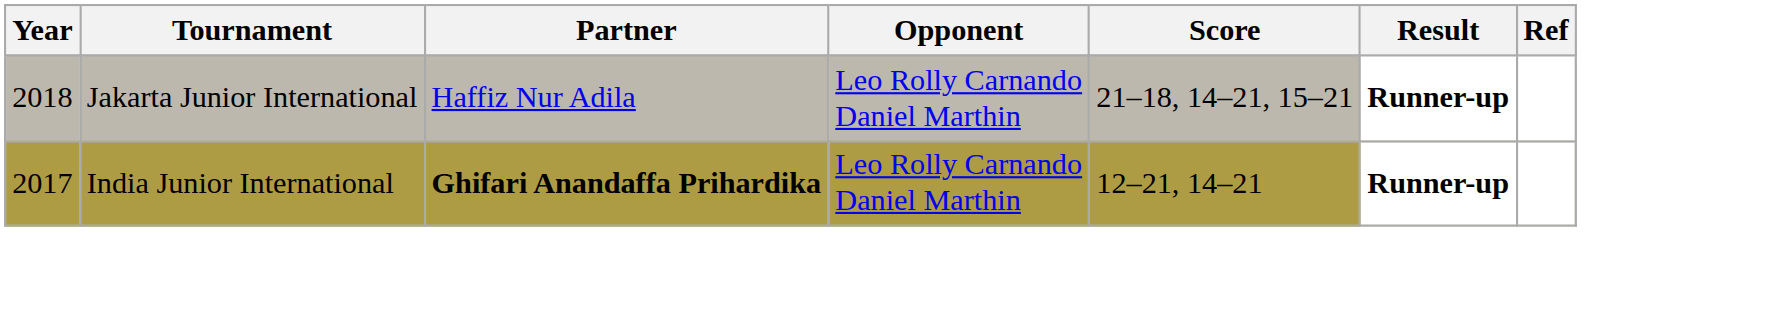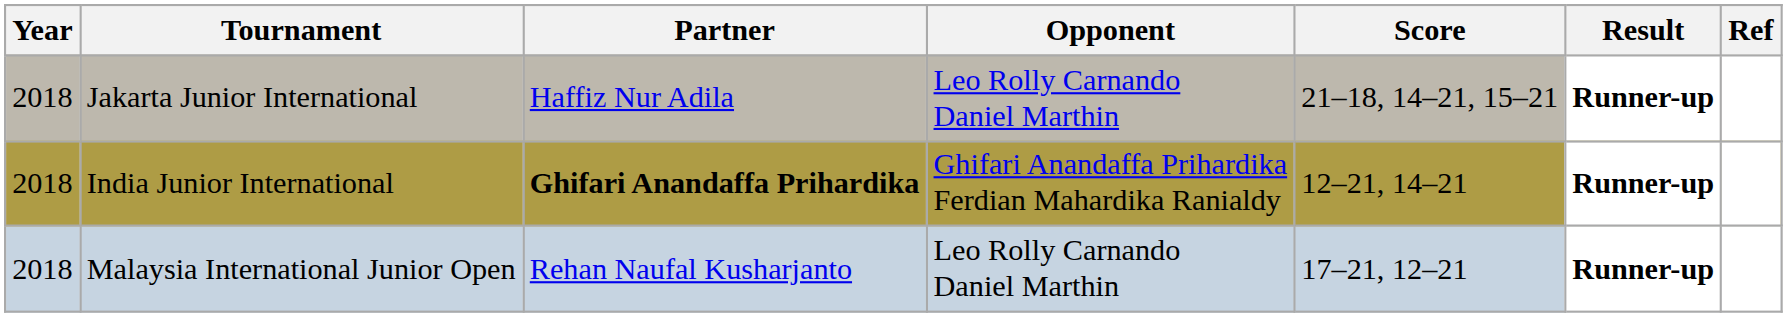(42, 183) 2017 -> (42, 183) 2018
(959, 183) Leo Rolly Carnando Daniel Marthin -> (1110, 183) Ghifari Anandaffa Prihardika Ferdian Mahardika Ranialdy
+ row: (301, 268)
